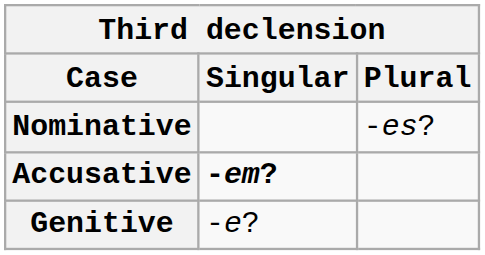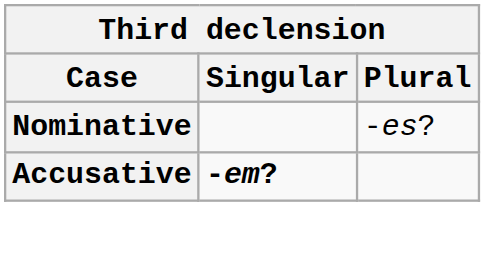- row: (102, 224)
